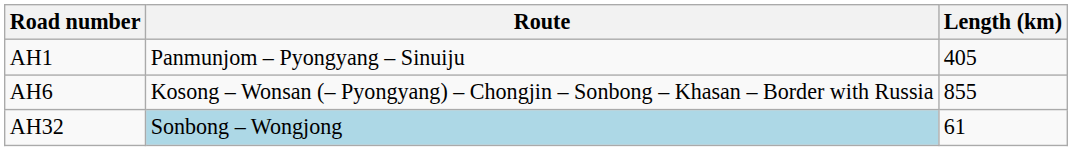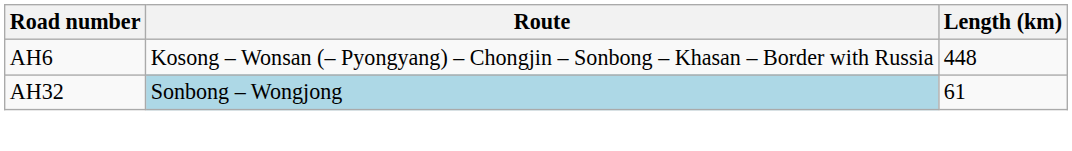- row: (31, 57)
(960, 92) 855 -> (960, 57) 448
